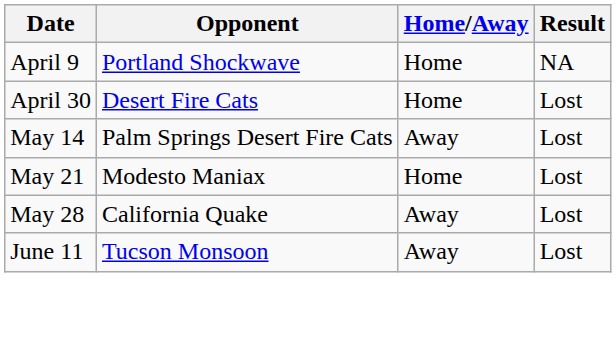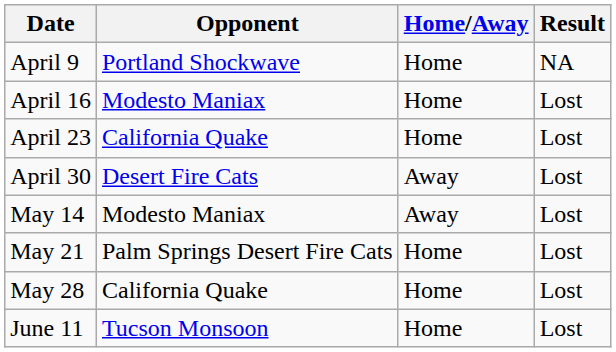+ row: (51, 99)
+ row: (51, 137)
(433, 99) Home -> (431, 175) Away
(247, 137) Palm Springs Desert Fire Cats -> (184, 213) Modesto Maniax
(184, 175) Modesto Maniax -> (247, 251) Palm Springs Desert Fire Cats
(431, 213) Away -> (433, 289) Home
(431, 251) Away -> (433, 328) Home
